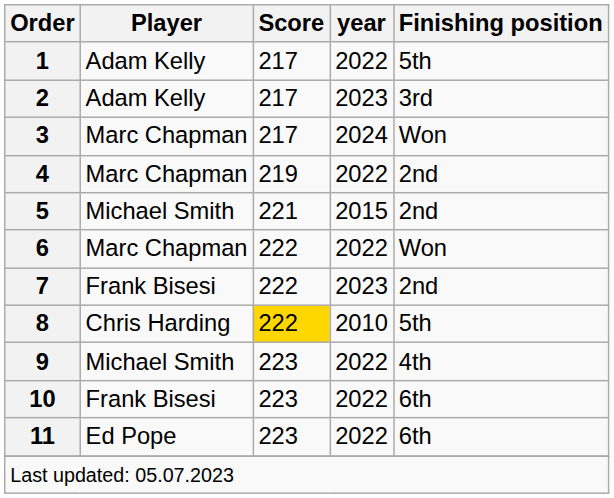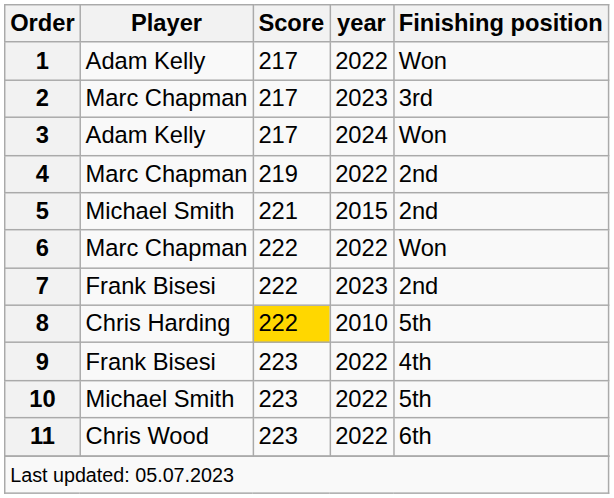(415, 60) 5th -> (423, 60) Won
(145, 98) Adam Kelly -> (167, 98) Marc Chapman
(167, 135) Marc Chapman -> (145, 135) Adam Kelly
(160, 361) Michael Smith -> (151, 361) Frank Bisesi
(151, 398) Frank Bisesi -> (160, 398) Michael Smith
(415, 398) 6th -> (415, 398) 5th
(131, 436) Ed Pope -> (147, 436) Chris Wood
